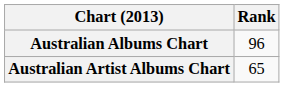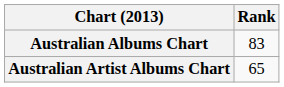(257, 43) 96 -> (257, 43) 83
